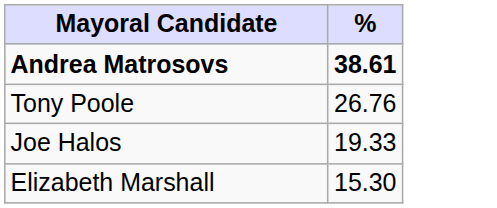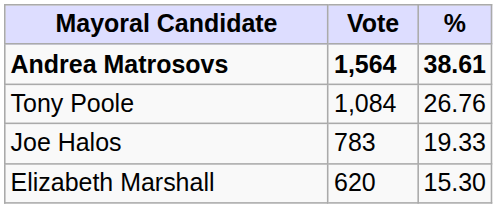+ column: (373, 24)
